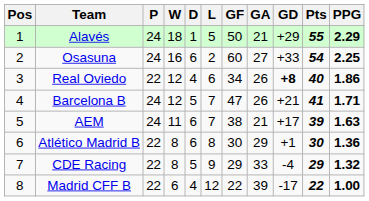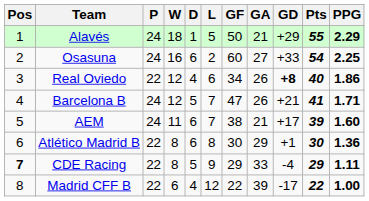(347, 121) 1.63 -> (347, 121) 1.60
(20, 164) normal -> (20, 164) bold
(347, 164) 1.32 -> (347, 164) 1.11
